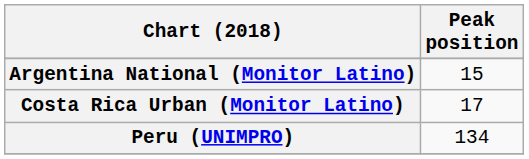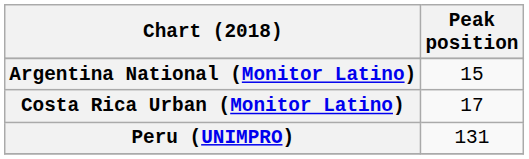(472, 138) 134 -> (472, 138) 131
